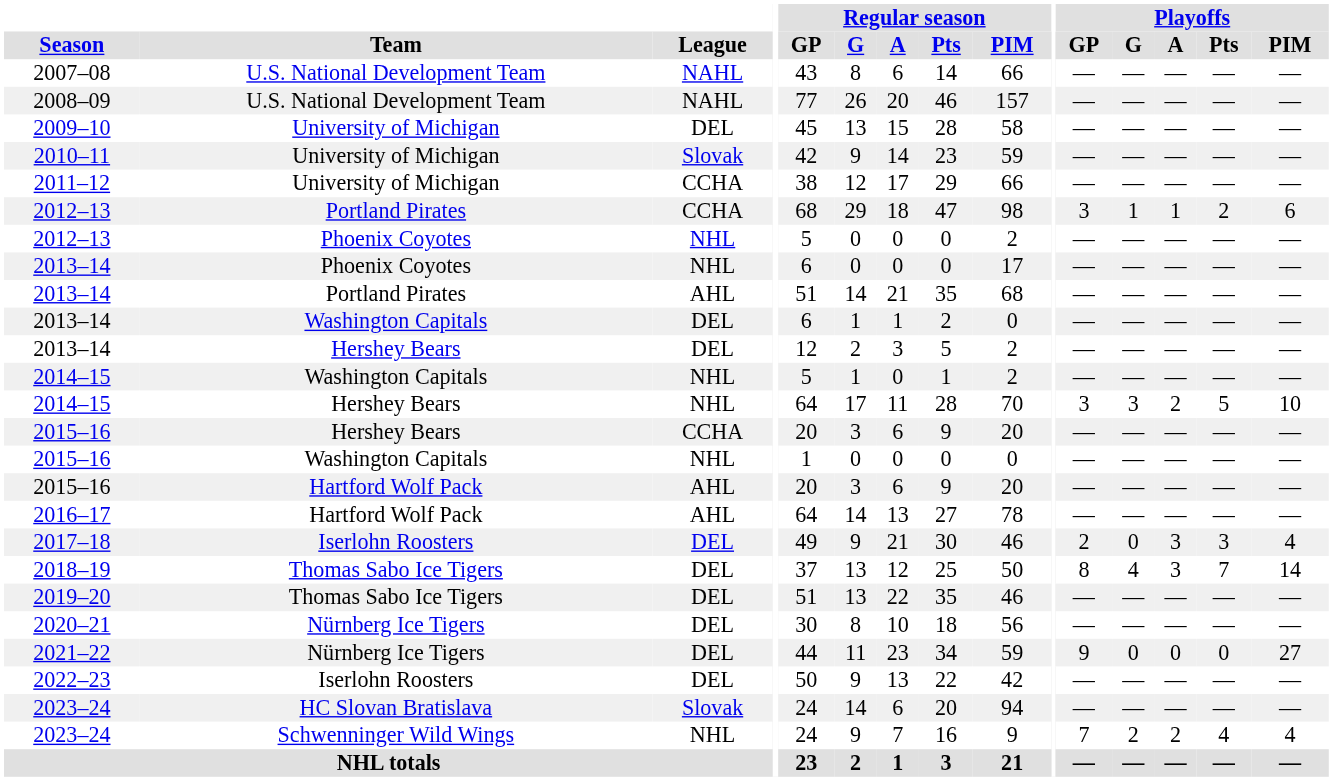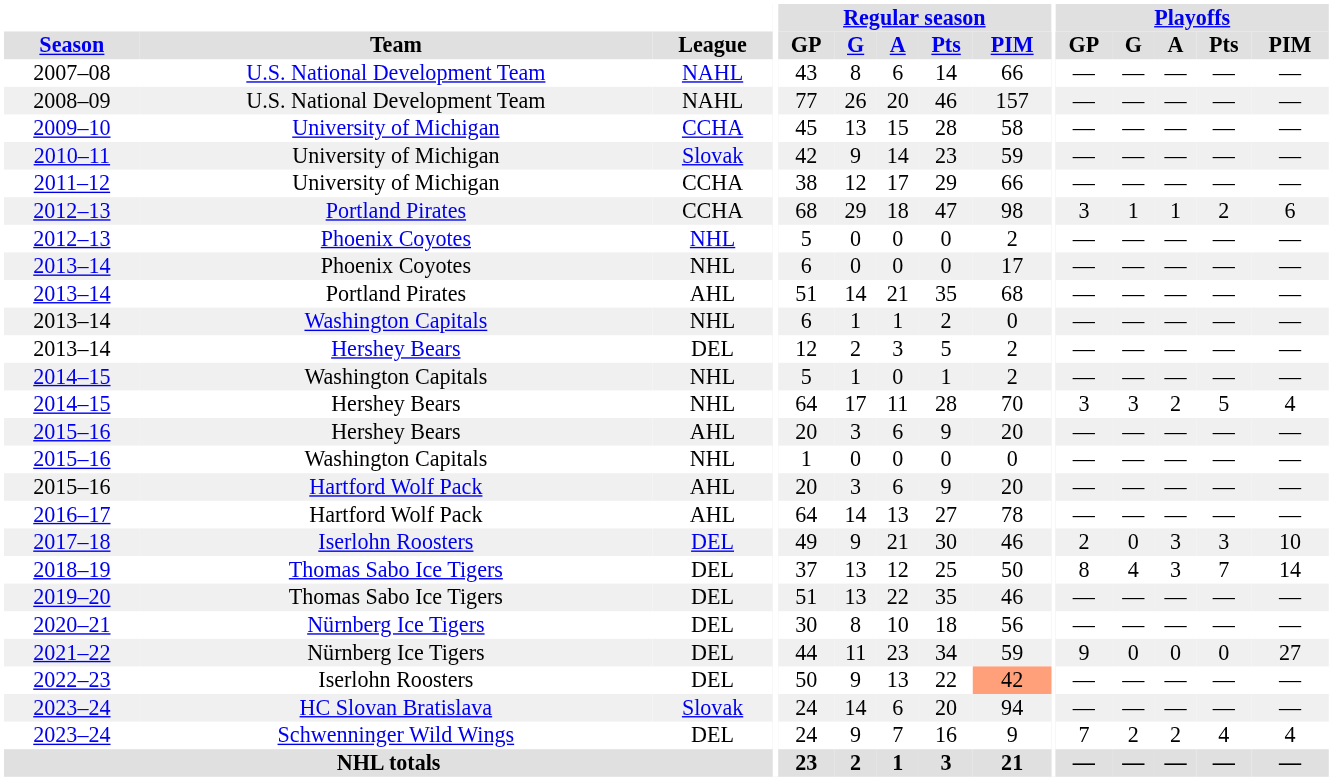(713, 128) DEL -> (713, 128) CCHA
(713, 321) DEL -> (713, 321) NHL
(1290, 404) 10 -> (1290, 404) 4
(713, 431) CCHA -> (713, 431) AHL
(1290, 542) 4 -> (1290, 542) 10
(1012, 680) no background -> (1012, 680) lightsalmon background
(713, 735) NHL -> (713, 735) DEL
